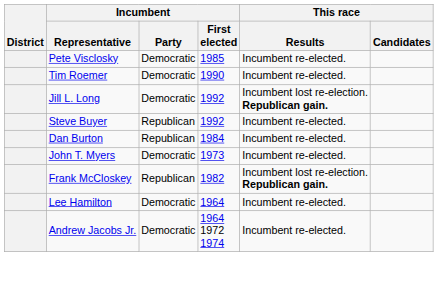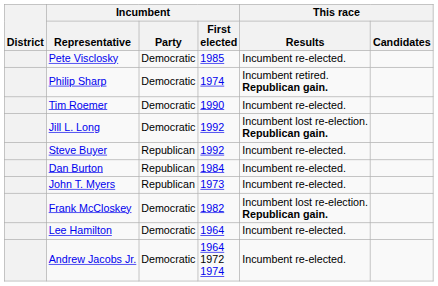+ row: (78, 82)
(168, 156) Democratic -> (168, 185) Republican
(168, 179) Republican -> (168, 208) Democratic
